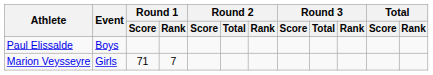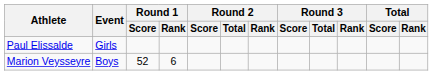(107, 45) Boys -> (106, 45) Girls
(106, 62) Girls -> (107, 62) Boys
(143, 62) 71 -> (143, 62) 52
(173, 62) 7 -> (173, 62) 6
